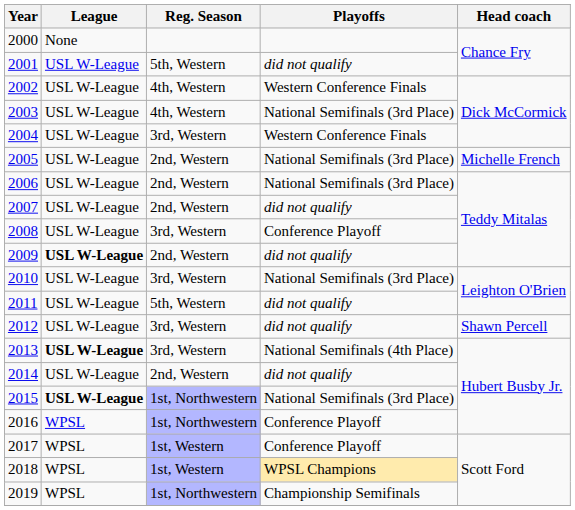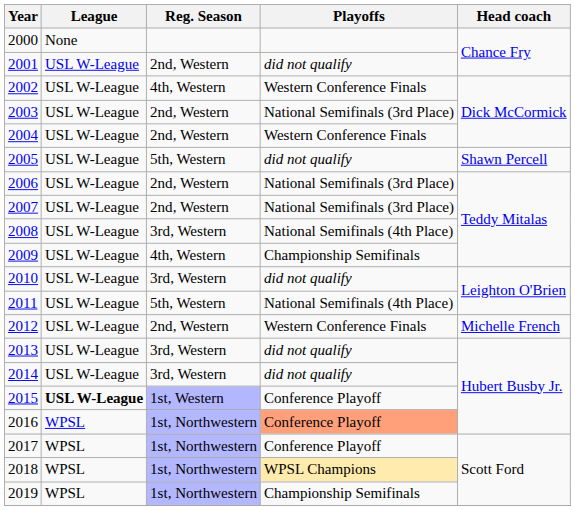(188, 64) 5th, Western -> (189, 64) 2nd, Western
(188, 111) 4th, Western -> (189, 111) 2nd, Western
(188, 135) 3rd, Western -> (189, 135) 2nd, Western
(189, 159) 2nd, Western -> (188, 159) 5th, Western
(359, 159) National Semifinals (3rd Place) -> (308, 159) did not qualify
(510, 159) Michelle French -> (504, 159) Shawn Percell
(308, 207) did not qualify -> (359, 207) National Semifinals (3rd Place)
(322, 231) Conference Playoff -> (359, 231) National Semifinals (4th Place)
(94, 254) bold -> (92, 254) normal
(189, 254) 2nd, Western -> (188, 254) 4th, Western
(308, 254) did not qualify -> (342, 254) Championship Semifinals
(359, 278) National Semifinals (3rd Place) -> (308, 278) did not qualify
(308, 302) did not qualify -> (359, 302) National Semifinals (4th Place)
(188, 326) 3rd, Western -> (189, 326) 2nd, Western
(308, 326) did not qualify -> (345, 326) Western Conference Finals
(504, 326) Shawn Percell -> (510, 326) Michelle French
(94, 350) bold -> (92, 350) normal
(359, 350) National Semifinals (4th Place) -> (308, 350) did not qualify
(189, 374) 2nd, Western -> (188, 374) 3rd, Western
(204, 398) 1st, Northwestern -> (187, 398) 1st, Western
(359, 398) National Semifinals (3rd Place) -> (322, 398) Conference Playoff
(322, 421) no background -> (322, 421) lightsalmon background
(187, 445) 1st, Western -> (204, 445) 1st, Northwestern
(187, 469) 1st, Western -> (204, 469) 1st, Northwestern
